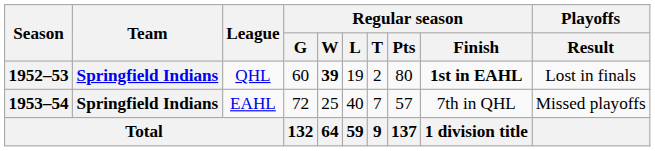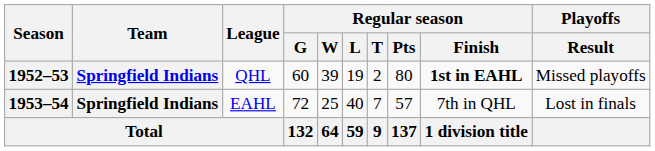(330, 75) bold -> (330, 75) normal
(591, 75) Lost in finals -> (591, 75) Missed playoffs
(591, 103) Missed playoffs -> (591, 103) Lost in finals
